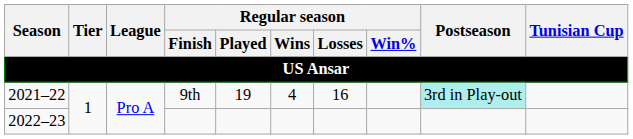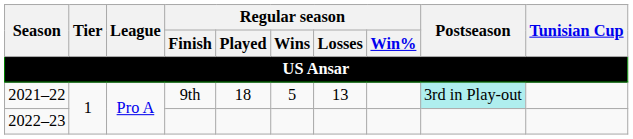(243, 95) 19 -> (243, 95) 18
(292, 95) 4 -> (292, 95) 5
(340, 95) 16 -> (340, 95) 13
